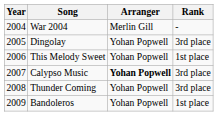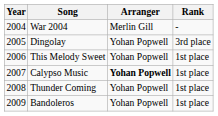(193, 73) 3rd place -> (192, 73) 1st place
(193, 88) 3rd place -> (192, 88) 1st place
